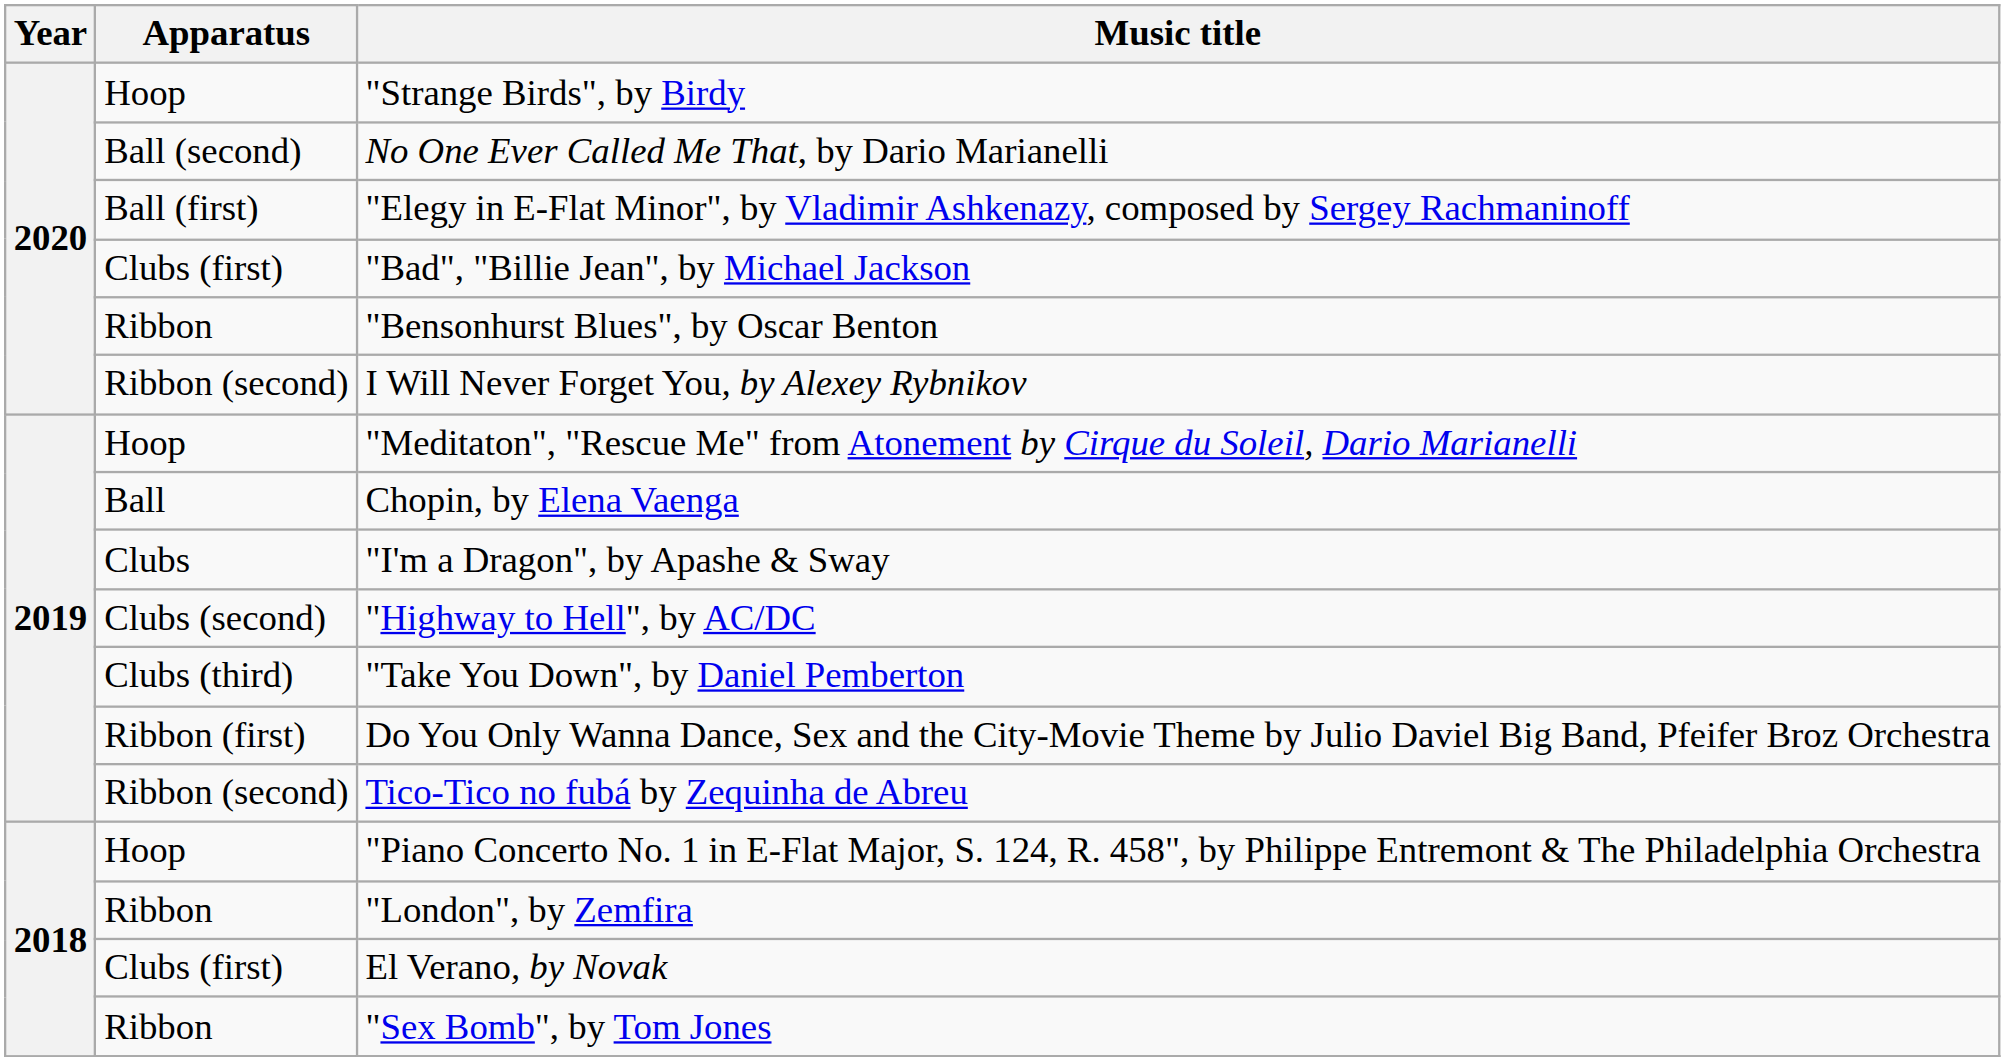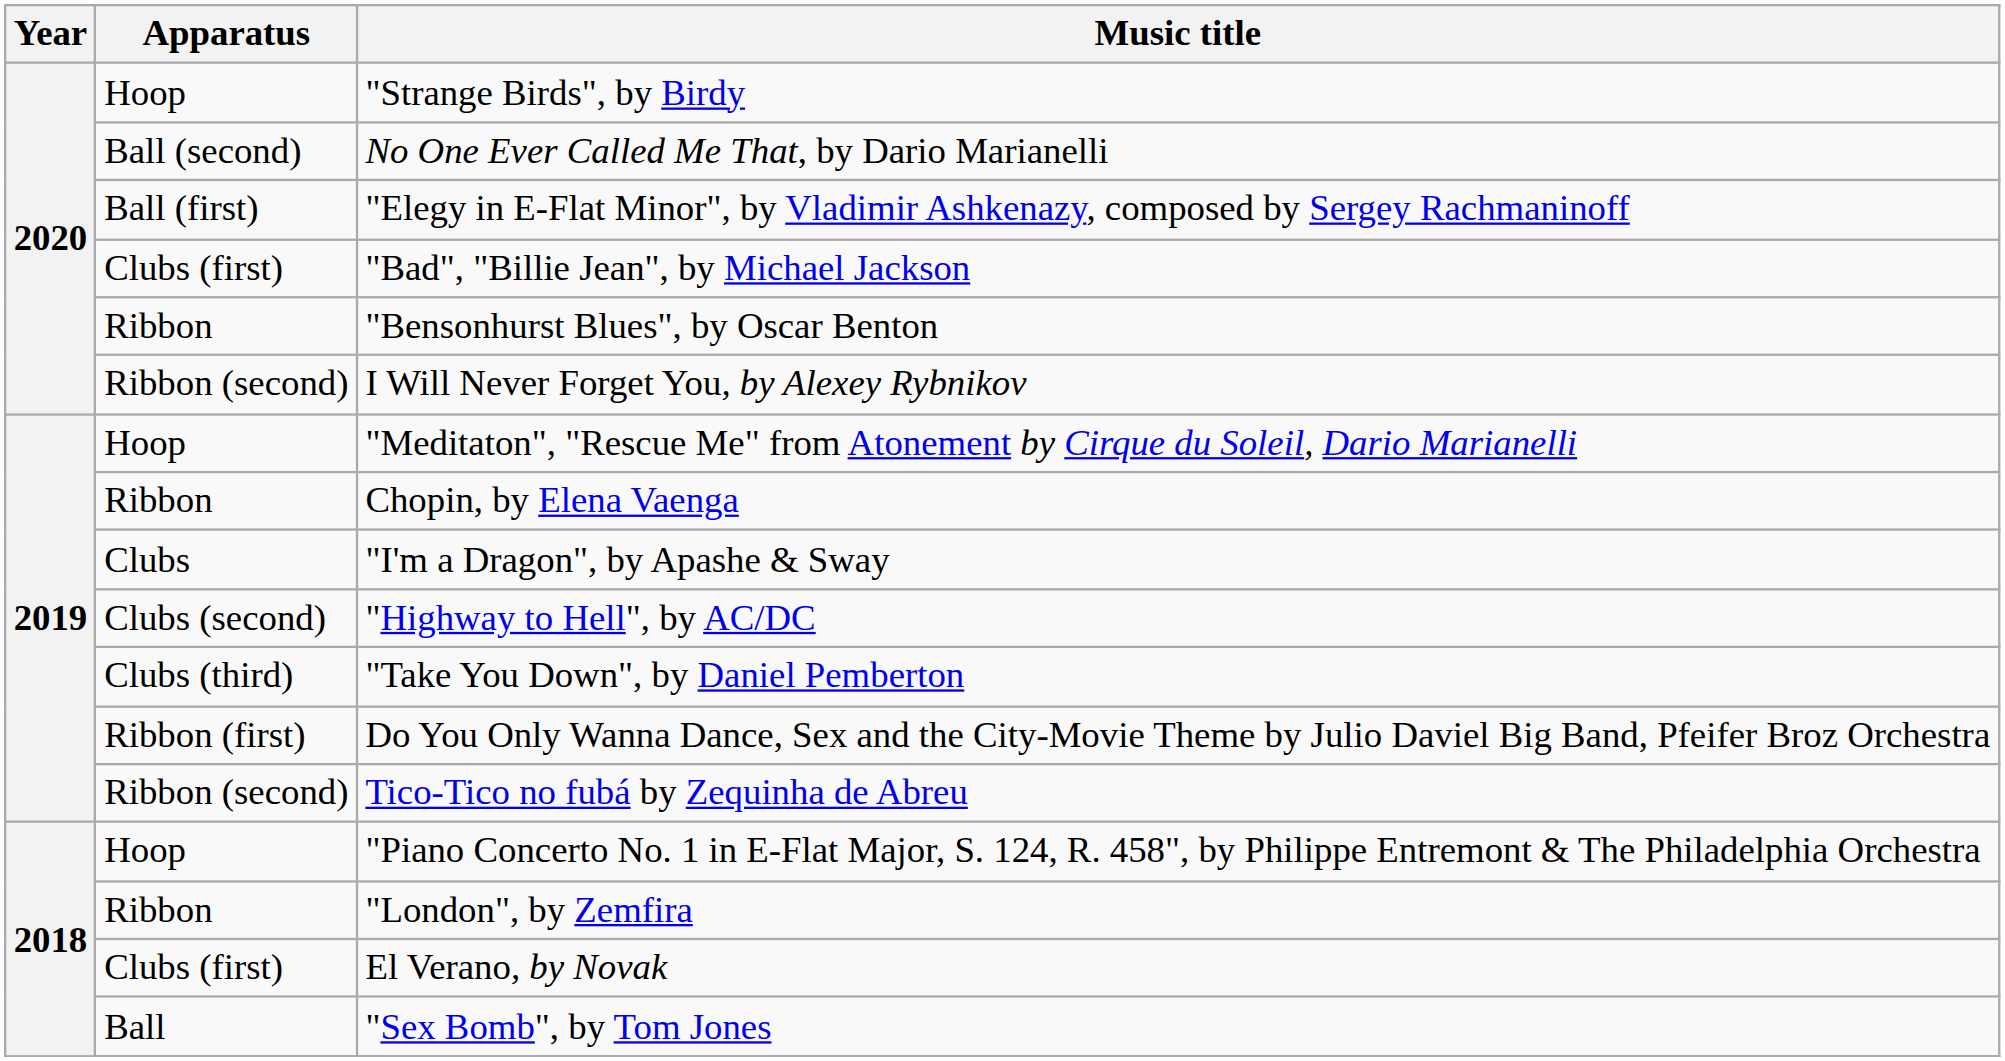(135, 500) Ball -> (158, 500) Ribbon
(158, 1025) Ribbon -> (135, 1025) Ball
